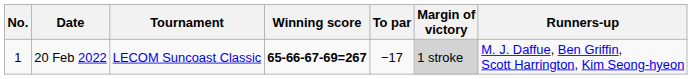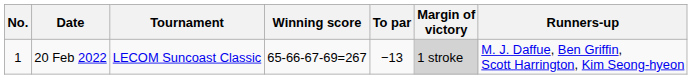(317, 57) bold -> (317, 57) normal
(392, 57) −17 -> (392, 57) −13
